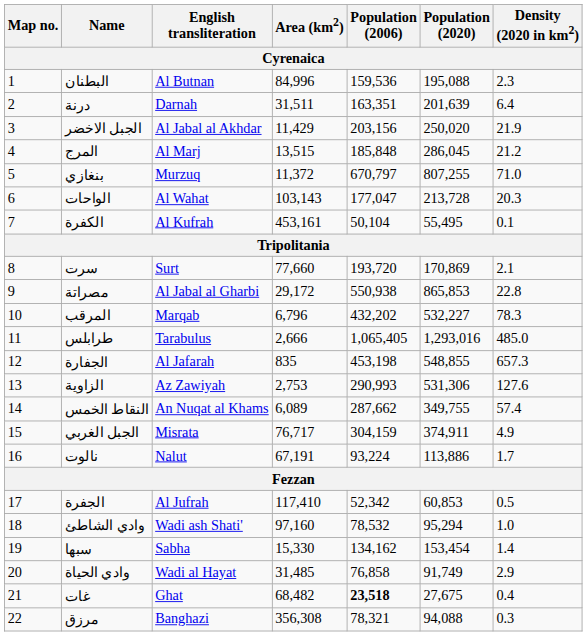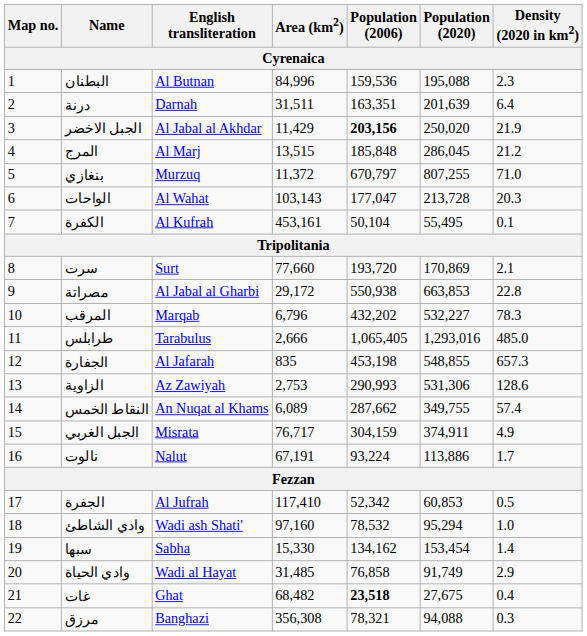(373, 128) normal -> (373, 128) bold
(447, 291) 865,853 -> (447, 291) 663,853
(512, 385) 127.6 -> (512, 385) 128.6
